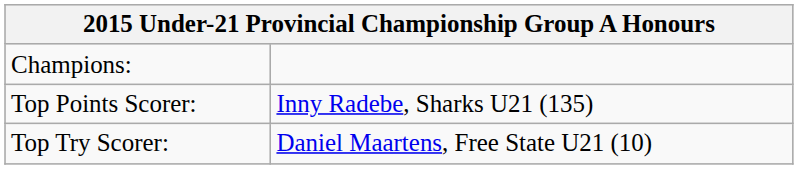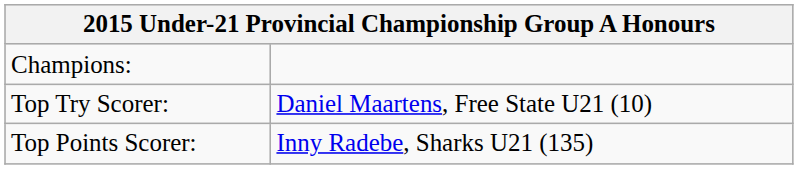rows swapped: (90, 143) <-> (104, 103)
